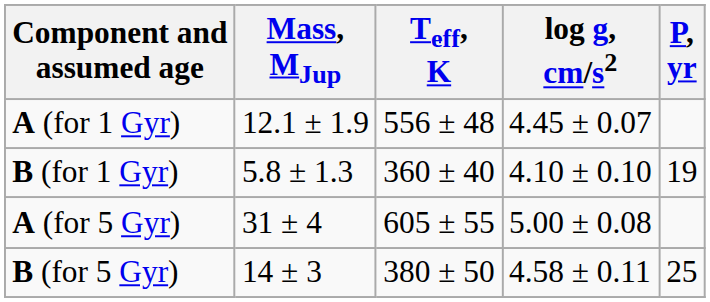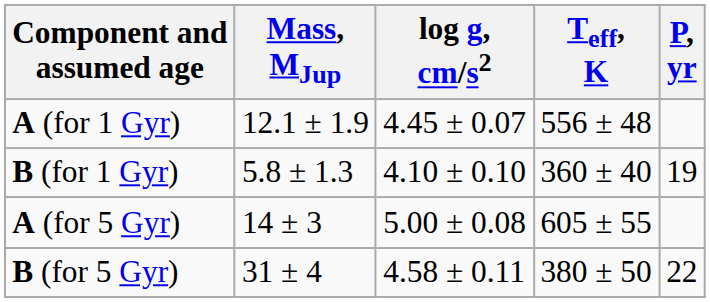columns swapped: (439, 51) <-> (580, 51)
(282, 222) 31 ± 4 -> (282, 222) 14 ± 3
(282, 272) 14 ± 3 -> (282, 272) 31 ± 4
(682, 272) 25 -> (682, 272) 22
